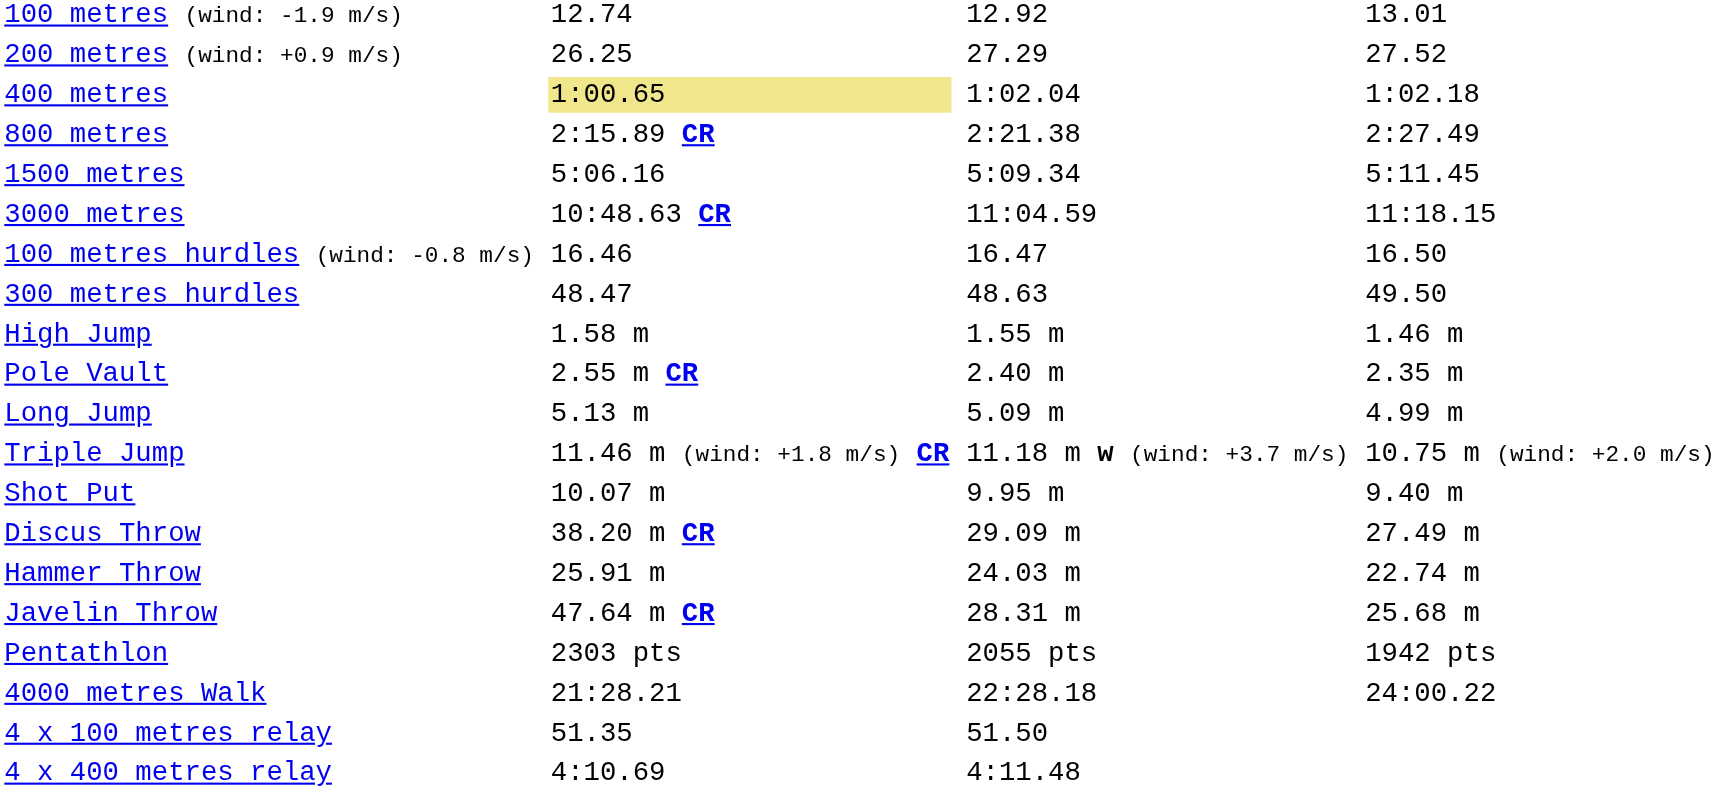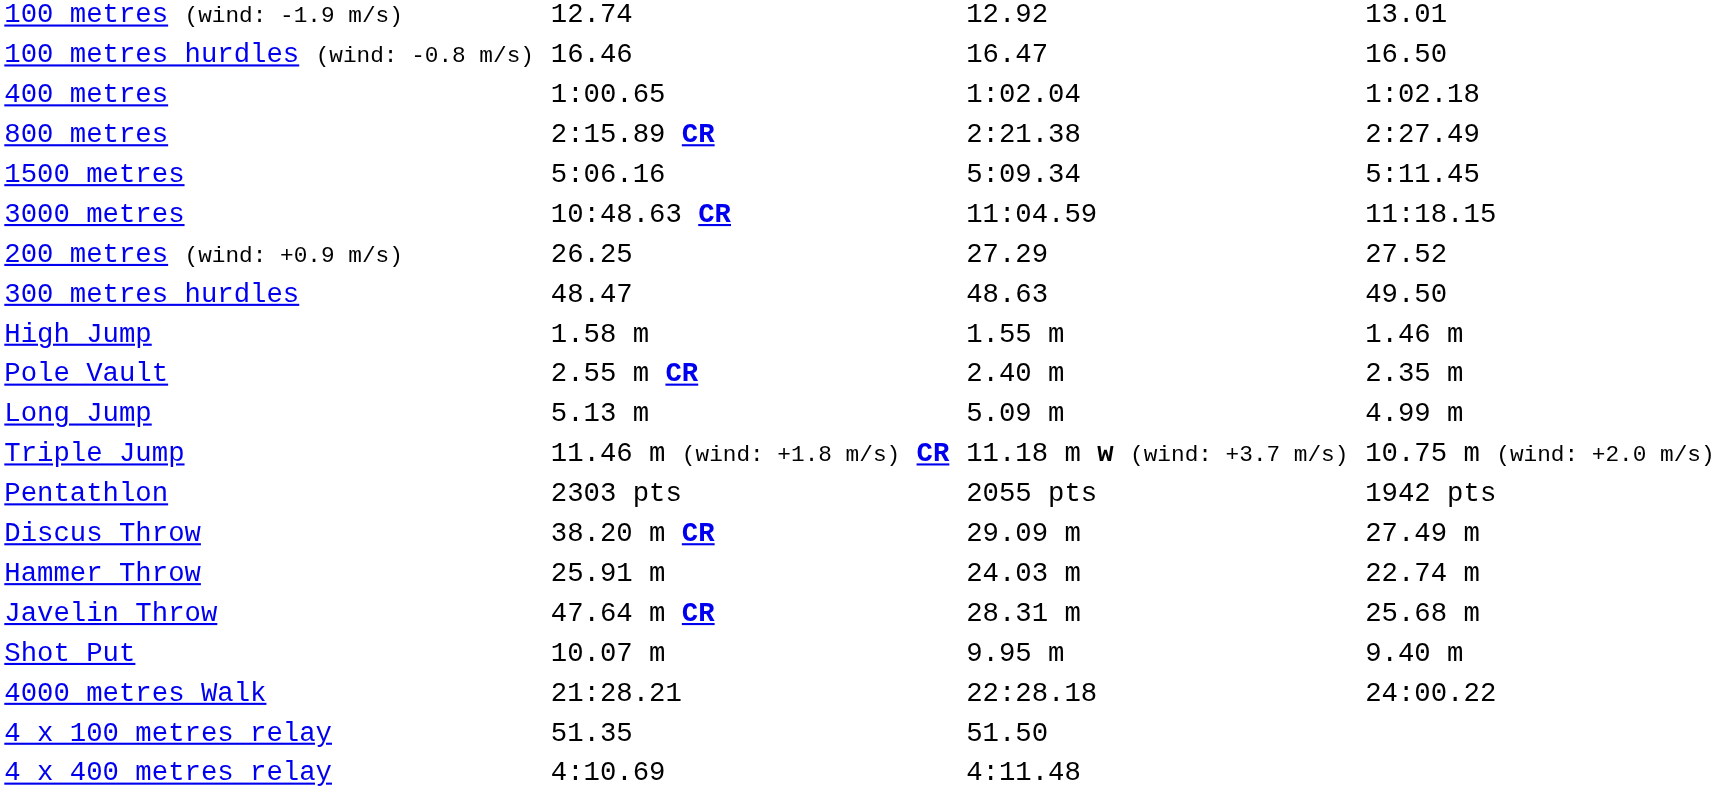rows swapped: (204, 55) <-> (269, 254)
(608, 95) khaki background -> (608, 95) no background
rows swapped: (70, 494) <-> (86, 653)
